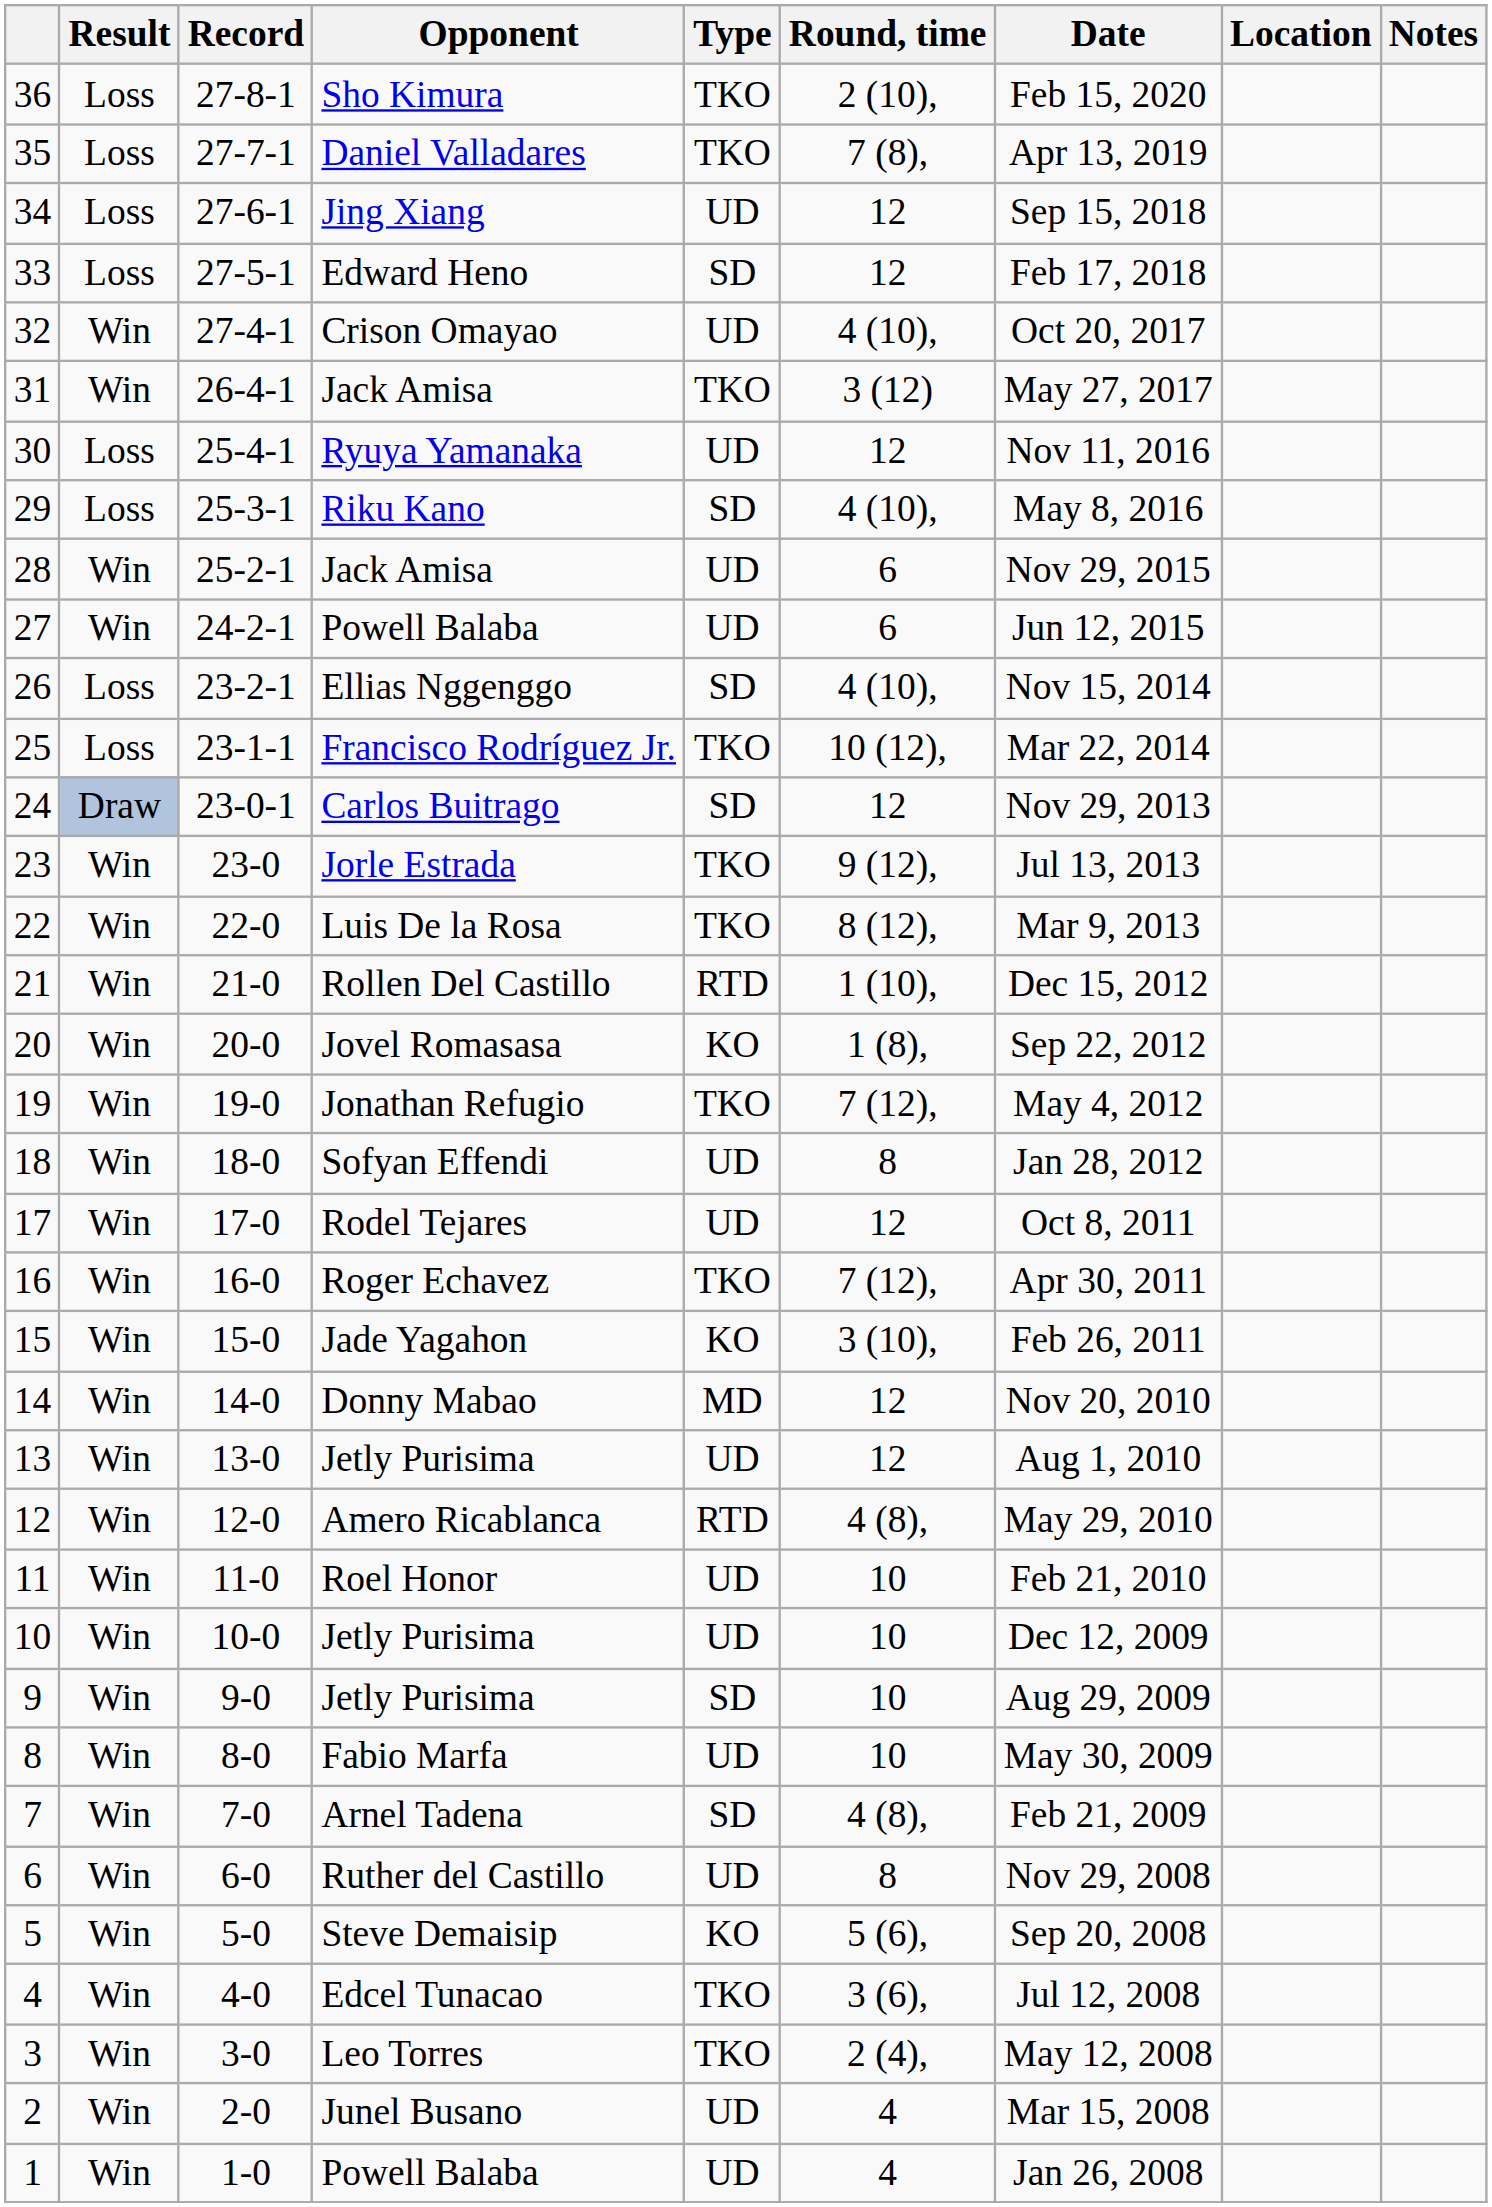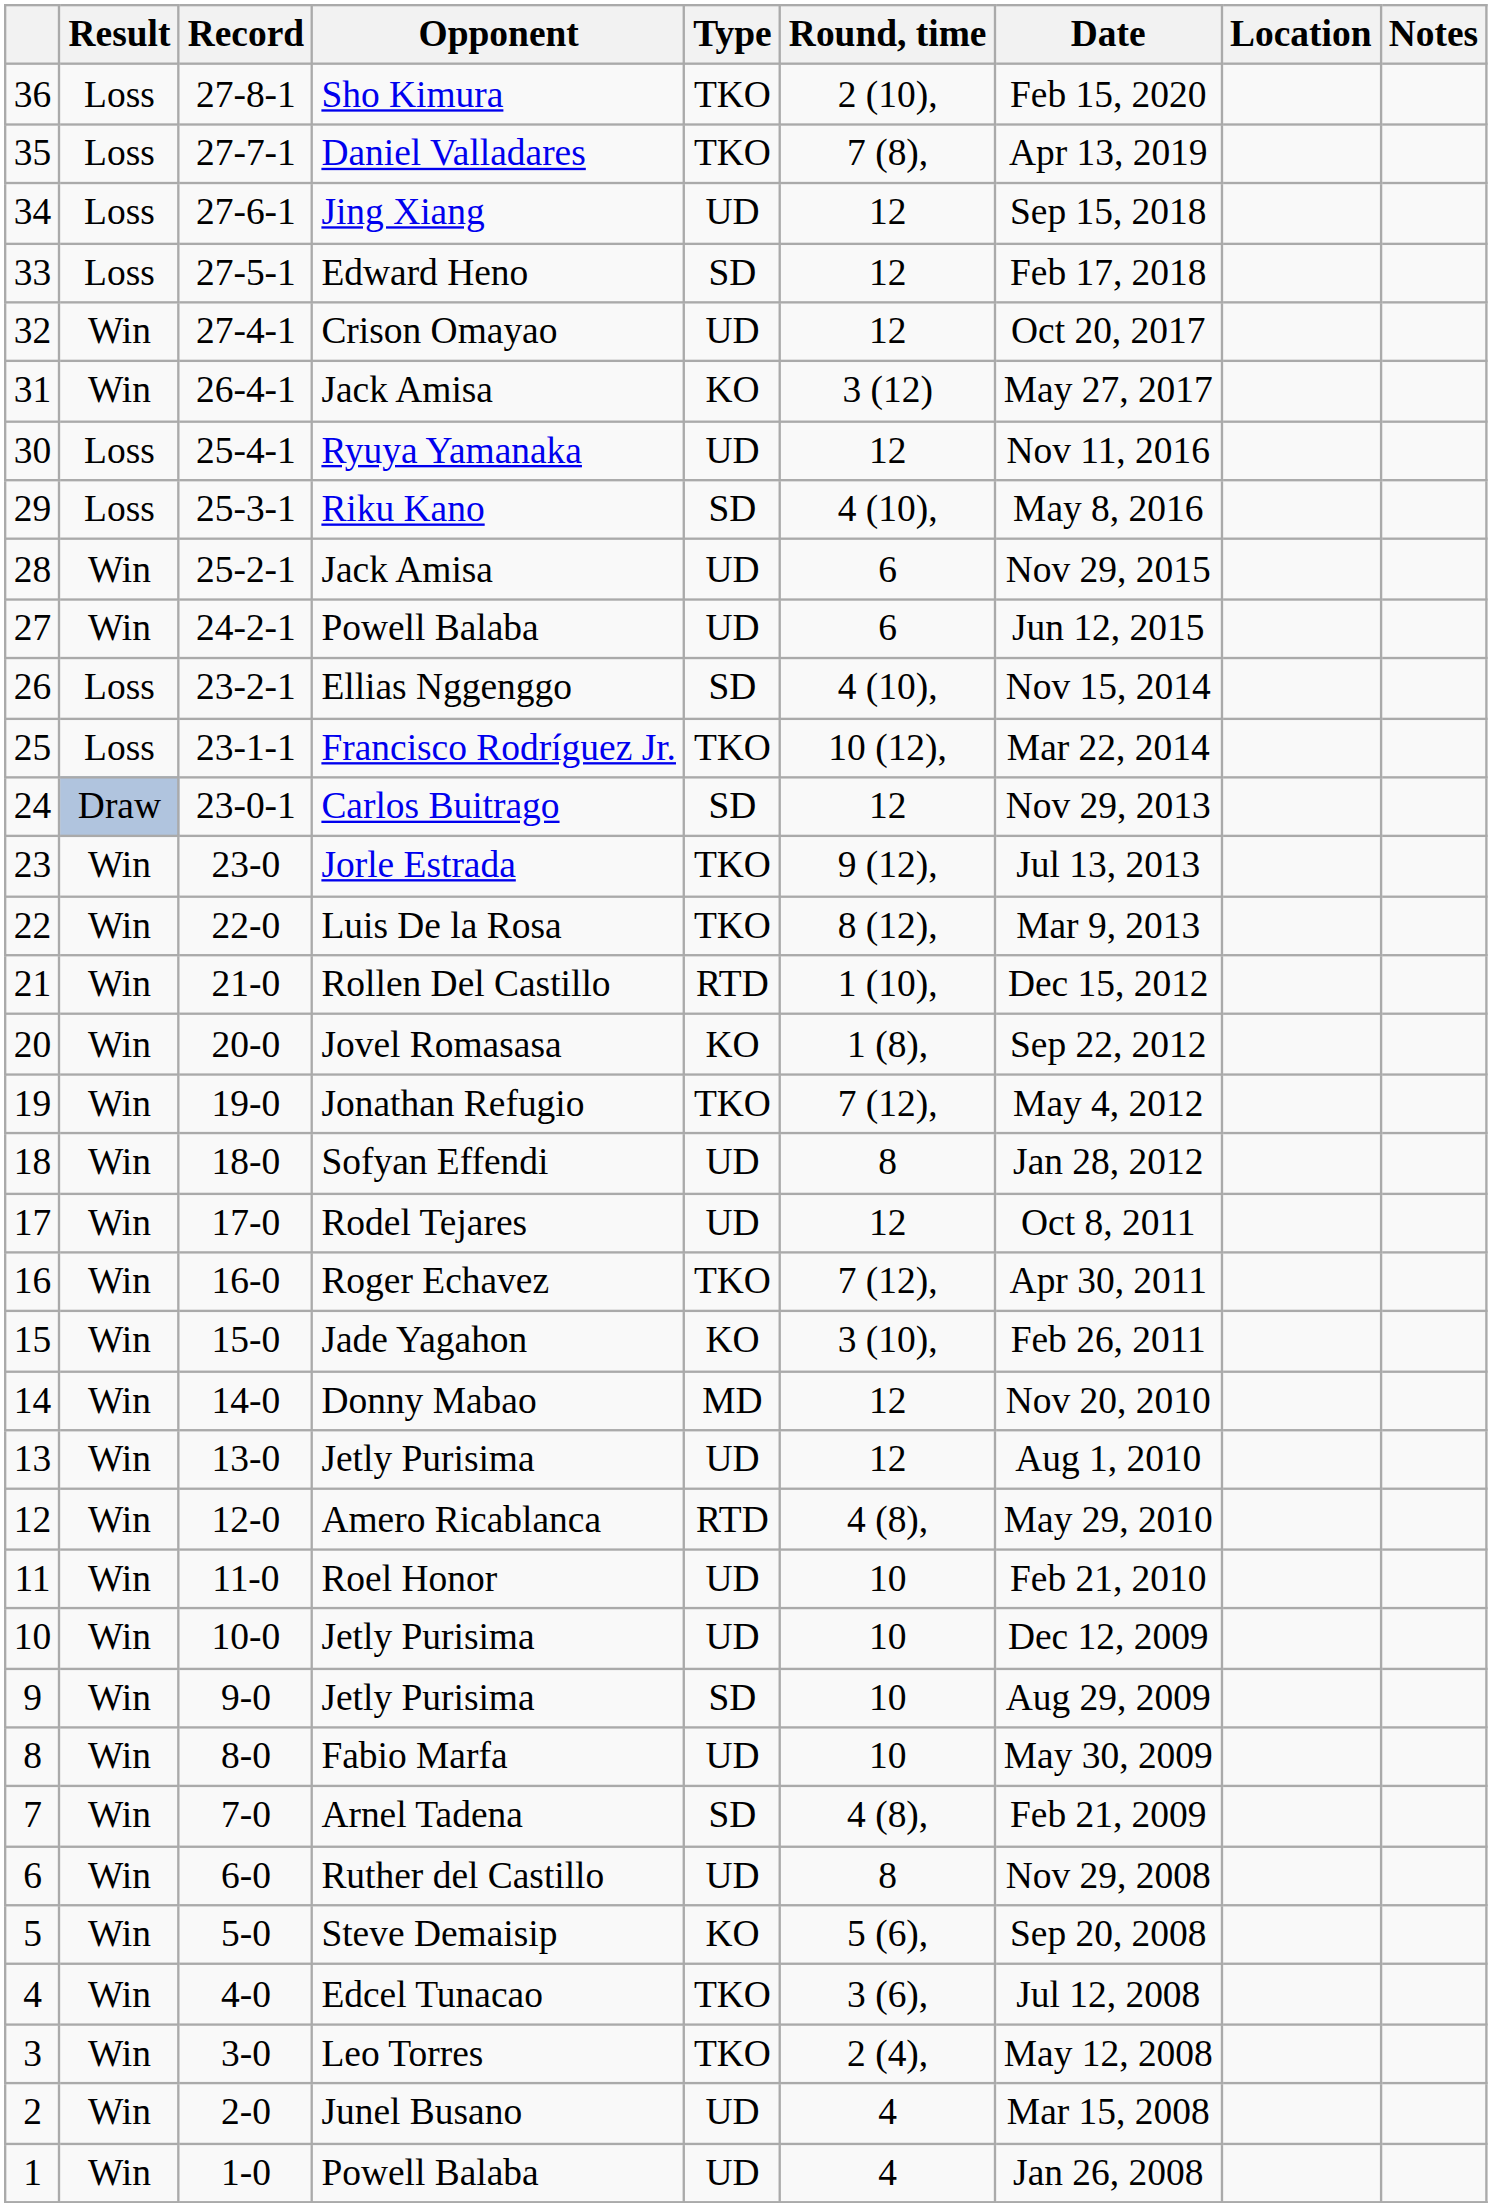(888, 331) 4 (10), -> (888, 331) 12
(732, 390) TKO -> (732, 390) KO
